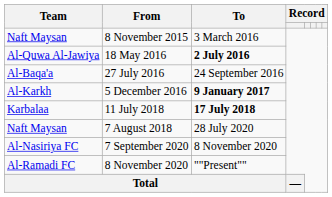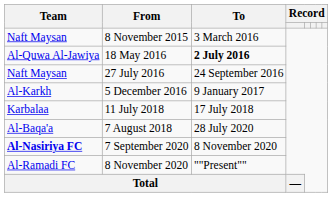(30, 73) Al-Baqa'a -> (37, 73) Naft Maysan
(232, 92) bold -> (229, 92) normal
(225, 110) bold -> (224, 110) normal
(37, 128) Naft Maysan -> (30, 128) Al-Baqa'a
(43, 146) normal -> (45, 146) bold
